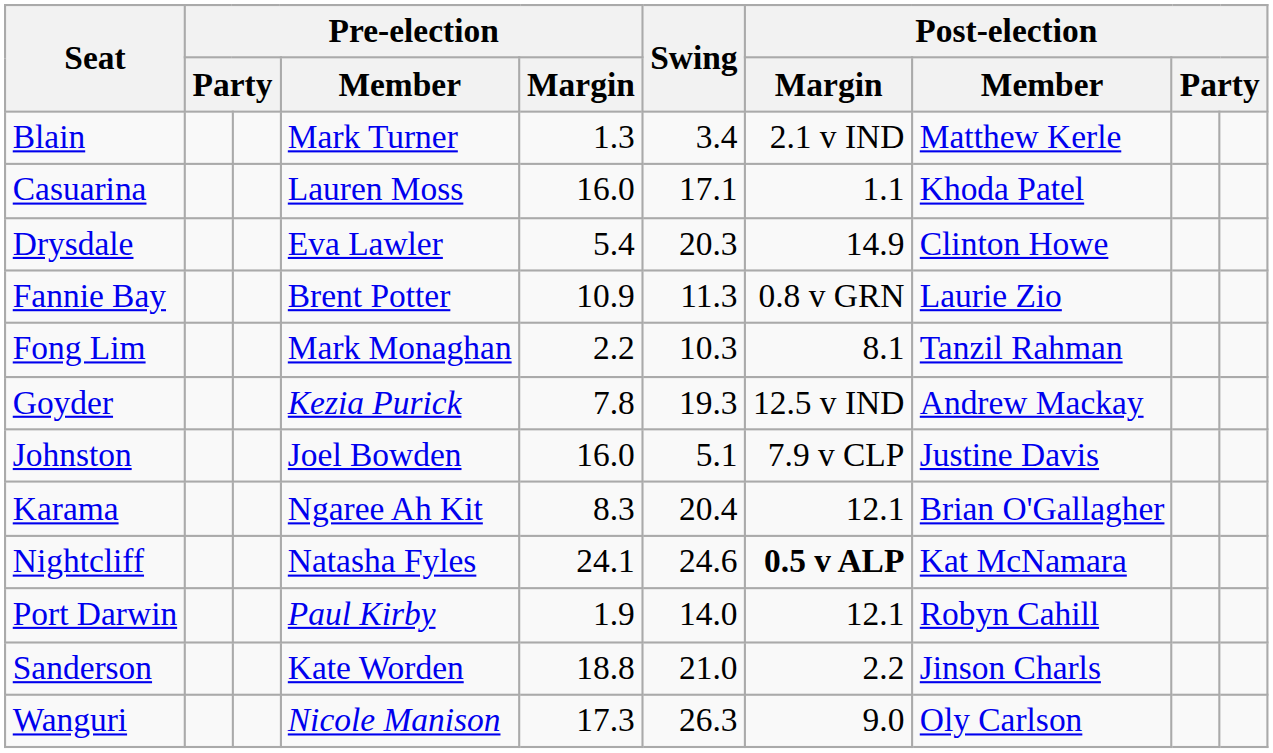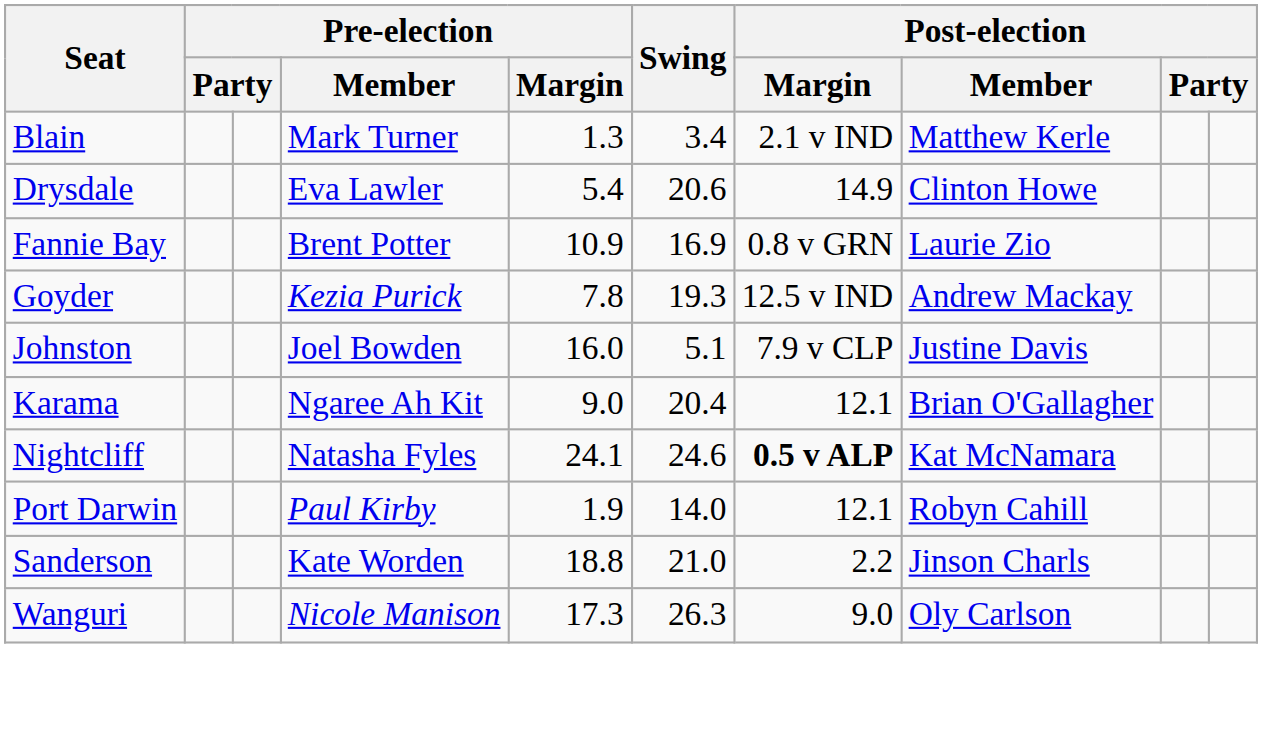- row: (80, 190)
(708, 243) 20.3 -> (697, 190) 20.6
(709, 296) 11.3 -> (697, 243) 16.9
- row: (79, 349)
(614, 508) 8.3 -> (603, 402) 9.0
